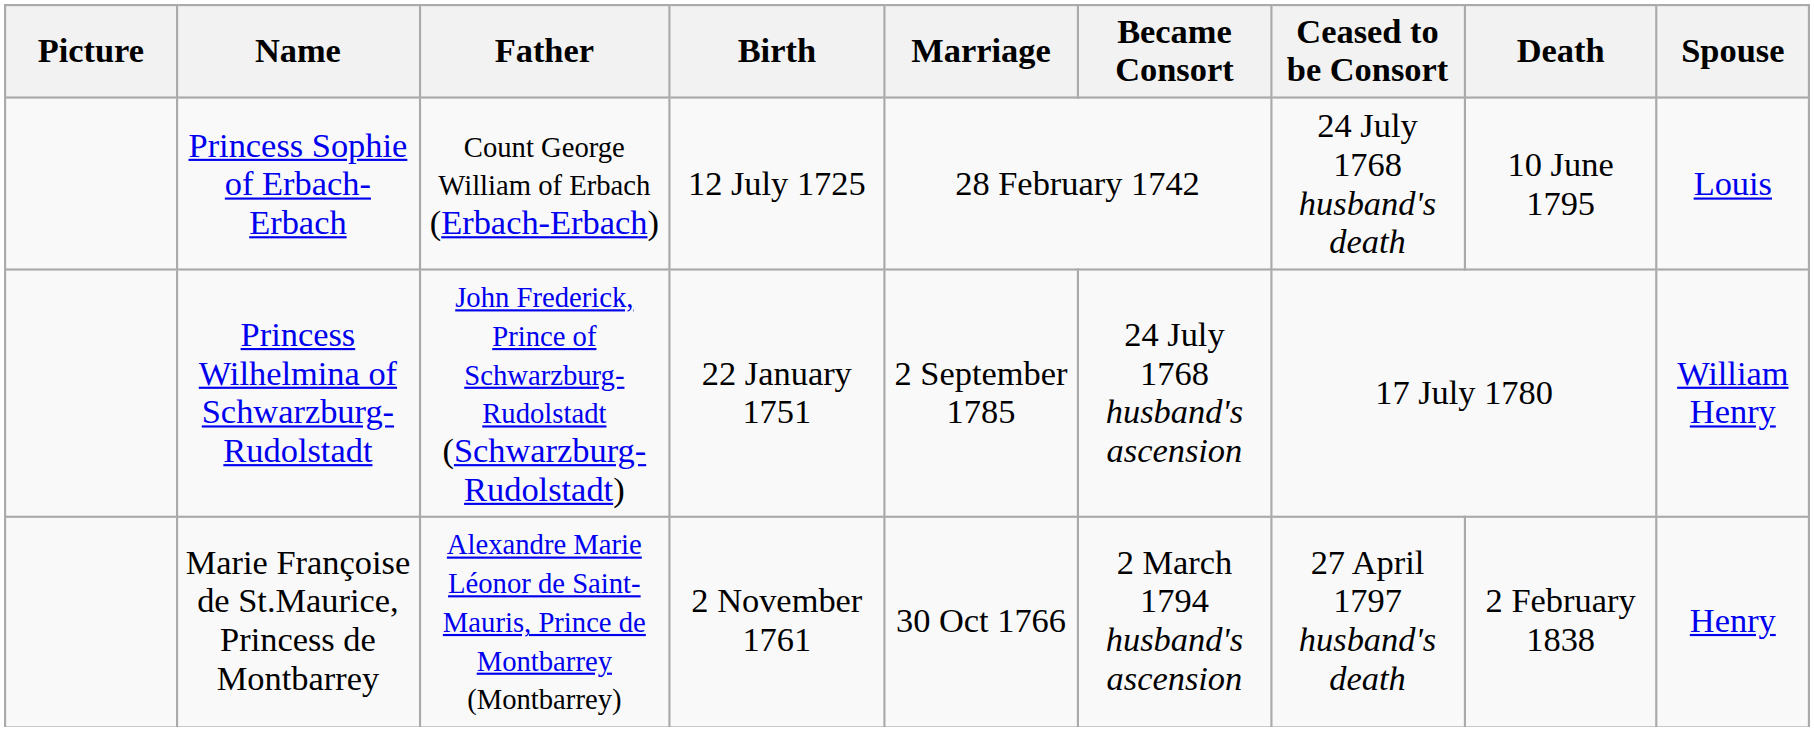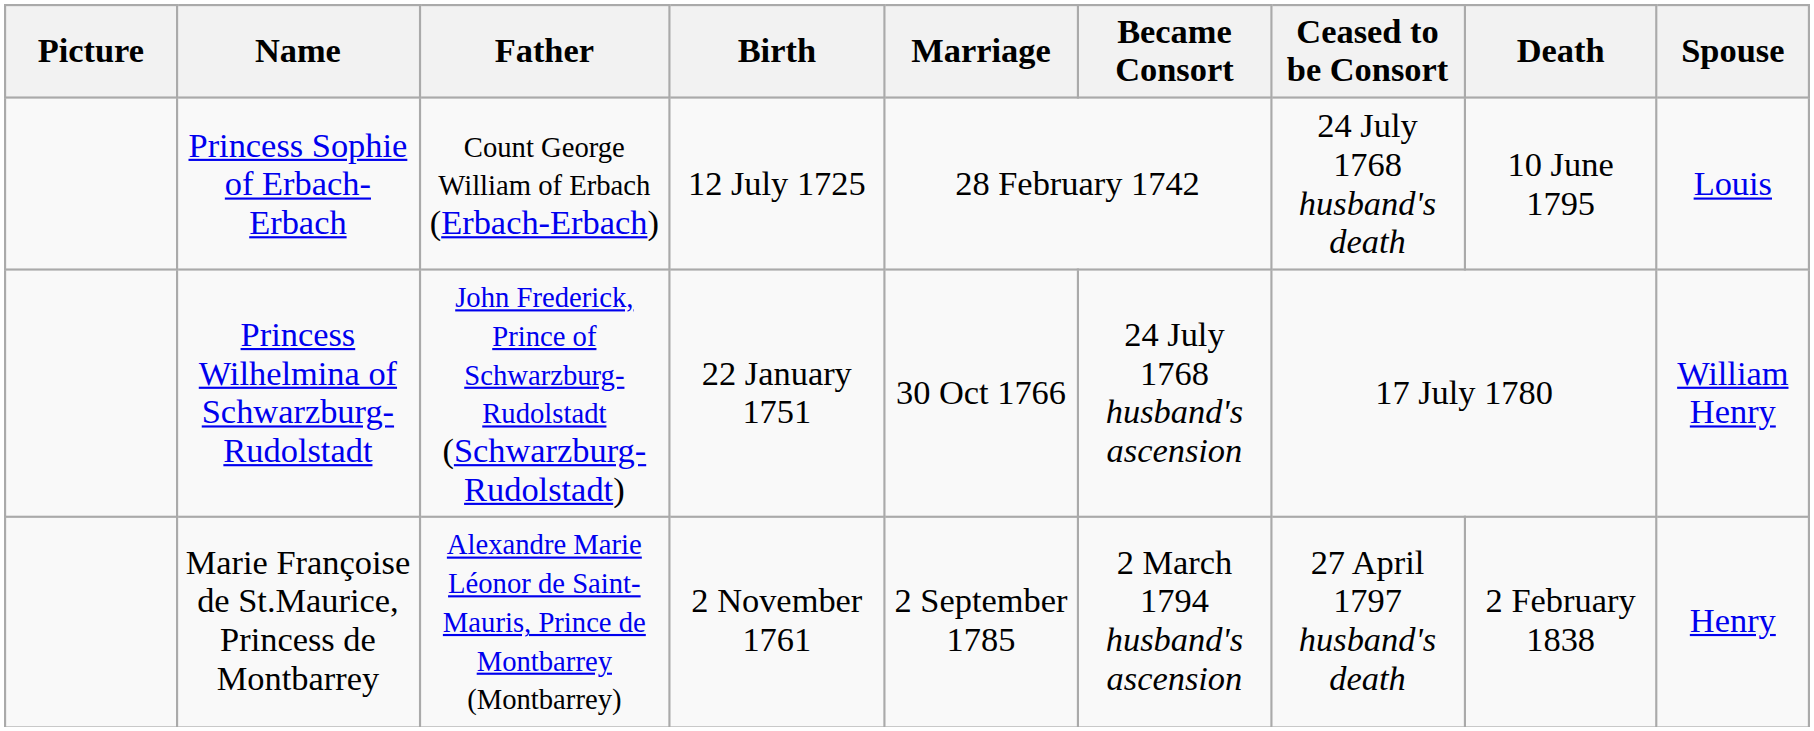(981, 392) 2 September 1785 -> (981, 392) 30 Oct 1766
(981, 621) 30 Oct 1766 -> (981, 621) 2 September 1785
